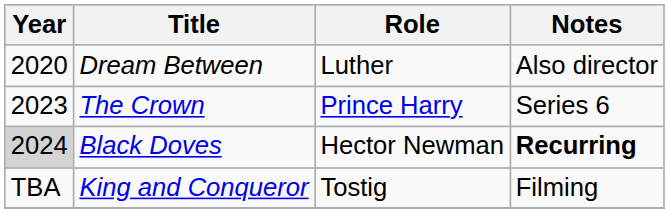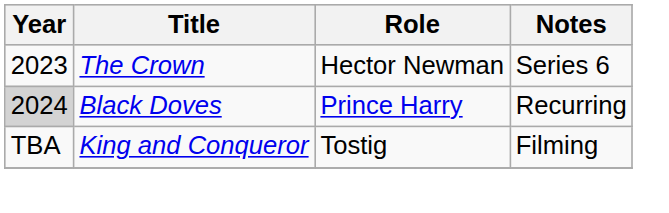- row: (171, 65)
(392, 106) Prince Harry -> (412, 65) Hector Newman
(412, 146) Hector Newman -> (392, 106) Prince Harry
(576, 146) bold -> (571, 106) normal
